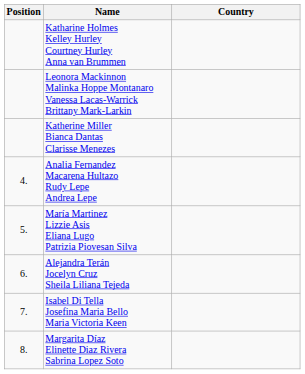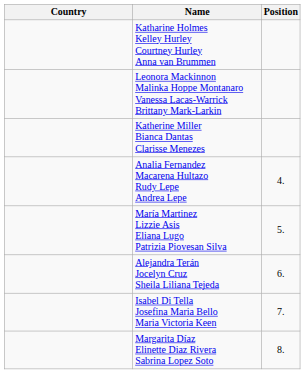columns swapped: (24, 12) <-> (236, 12)
